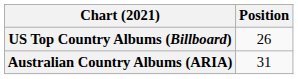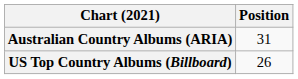rows swapped: (120, 62) <-> (120, 39)
